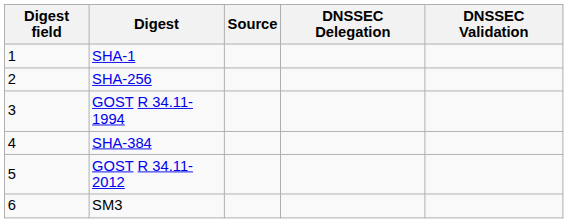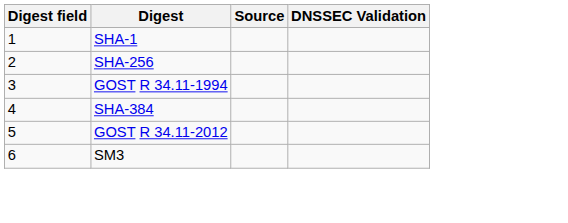- column: (353, 24)
